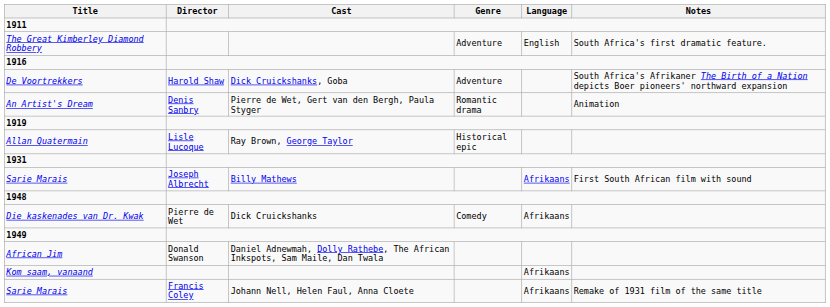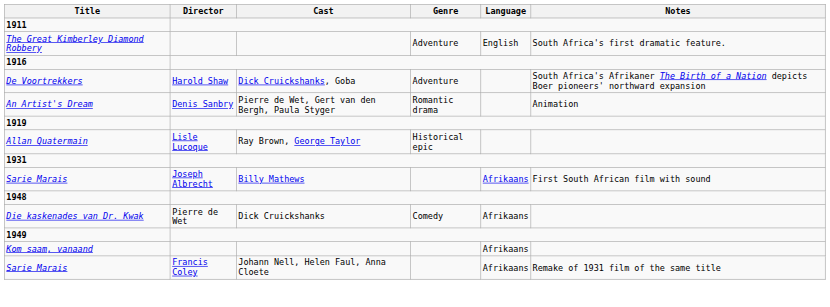- row: (34, 254)
